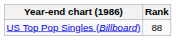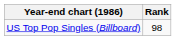(157, 27) 88 -> (157, 27) 98
